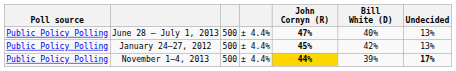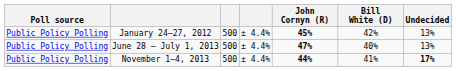rows swapped: (165, 46) <-> (165, 33)
(305, 60) gold background -> (305, 60) no background
(371, 60) 39% -> (371, 60) 41%
